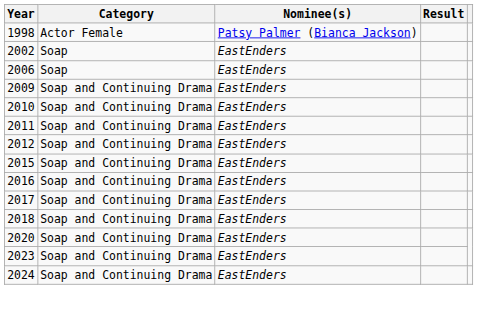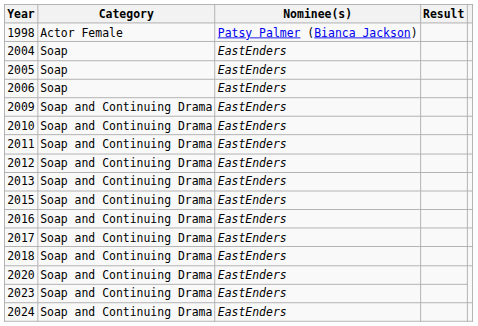- row: (21, 51)
+ row: (21, 51)
+ row: (21, 70)
+ row: (21, 182)
